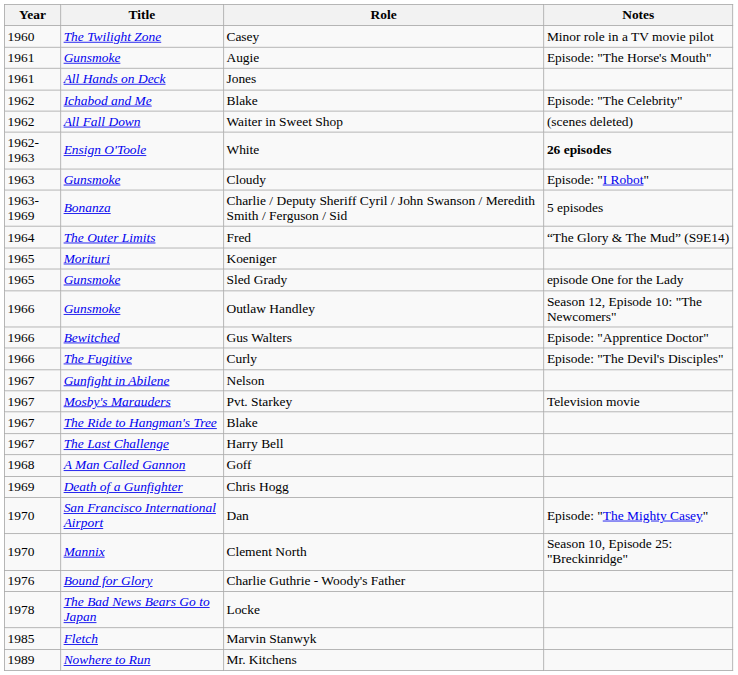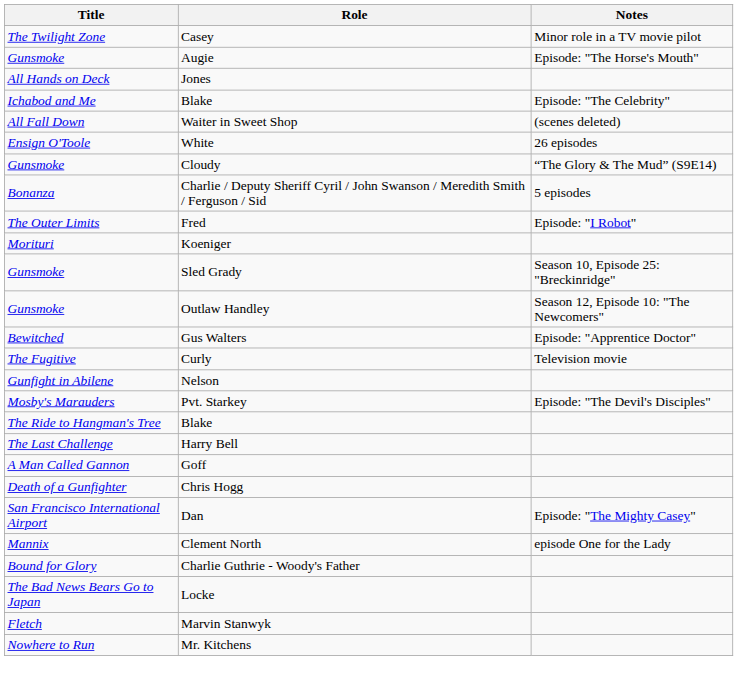- column: (32, 15)
(579, 150) bold -> (566, 143) normal
(598, 179) Episode: "I Robot" -> (625, 164) “The Glory & The Mud” (S9E14)
(638, 237) “The Glory & The Mud” (S9E14) -> (585, 222) Episode: "I Robot"
(615, 279) episode One for the Lady -> (597, 272) Season 10, Episode 25: "Breckinridge"
(635, 358) Episode: "The Devil's Disciples" -> (581, 358) Television movie
(593, 401) Television movie -> (623, 401) Episode: "The Devil's Disciples"
(610, 552) Season 10, Episode 25: "Breckinridge" -> (603, 544) episode One for the Lady
